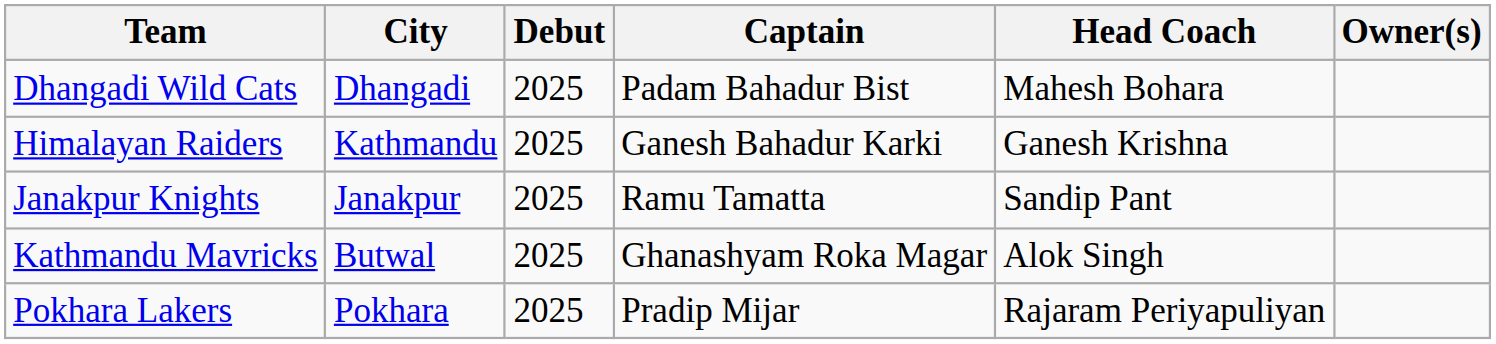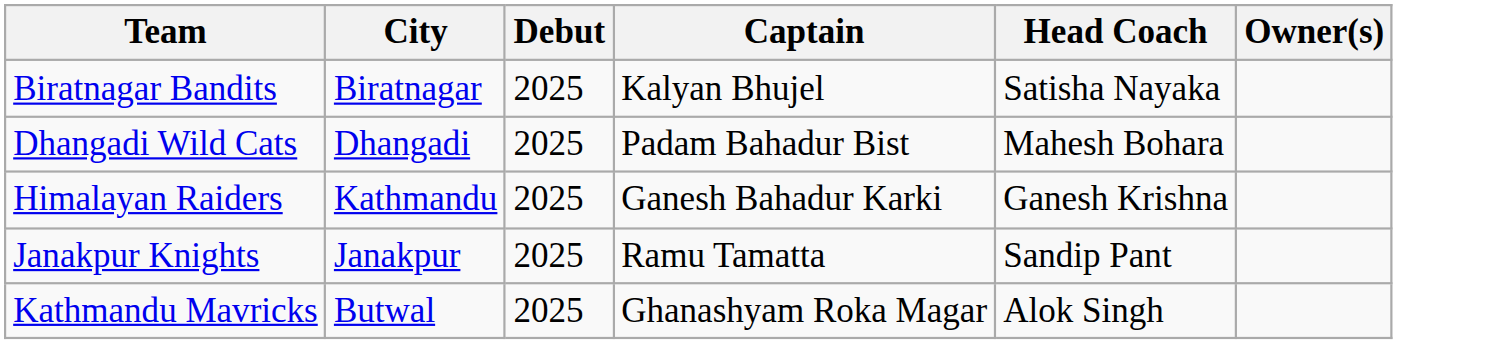+ row: (145, 87)
- row: (123, 310)
